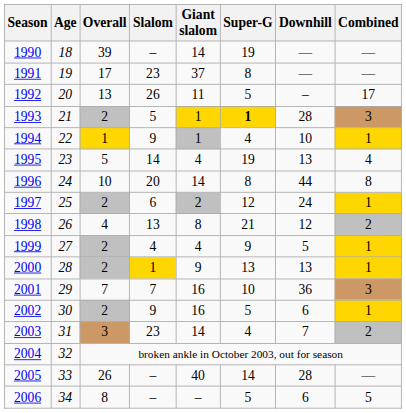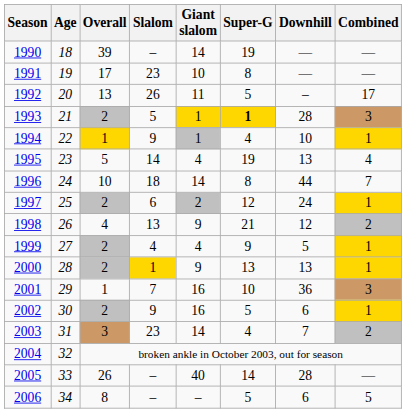(198, 73) 37 -> (198, 73) 10
(153, 181) 20 -> (153, 181) 18
(368, 181) 8 -> (368, 181) 7
(198, 224) 8 -> (198, 224) 9
(105, 289) 7 -> (105, 289) 1
